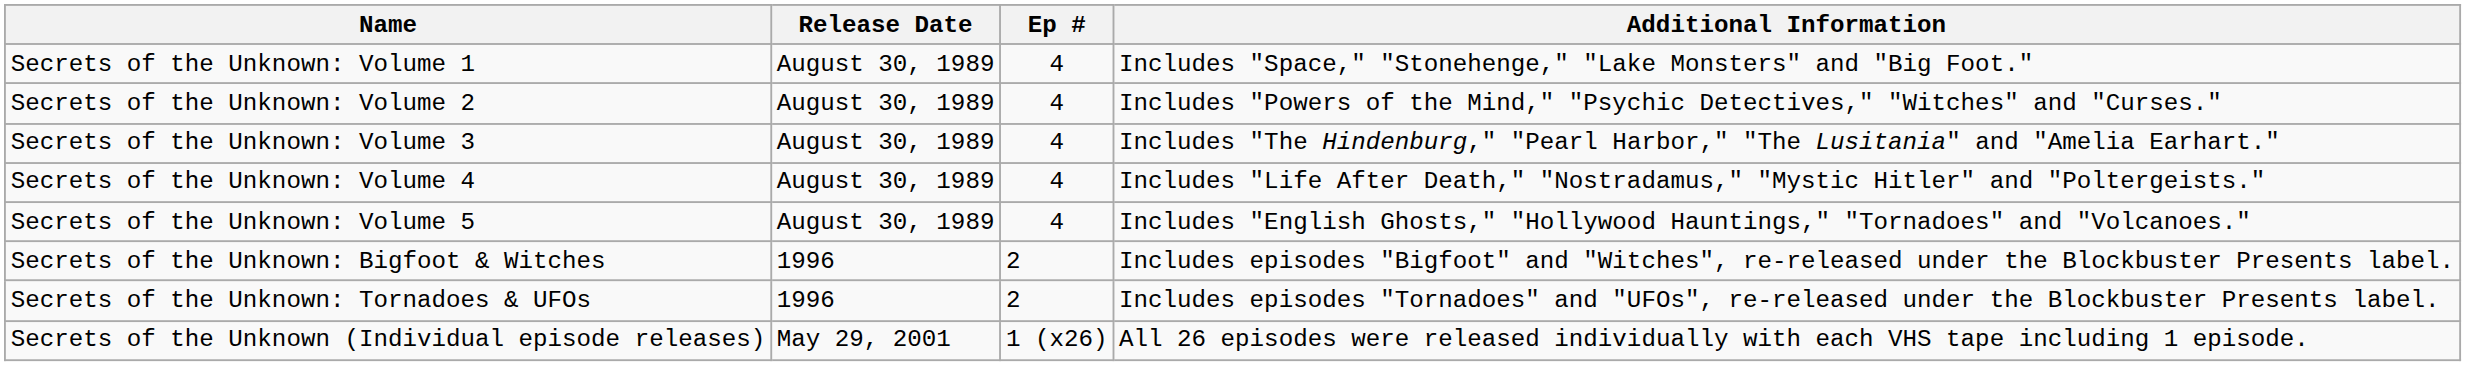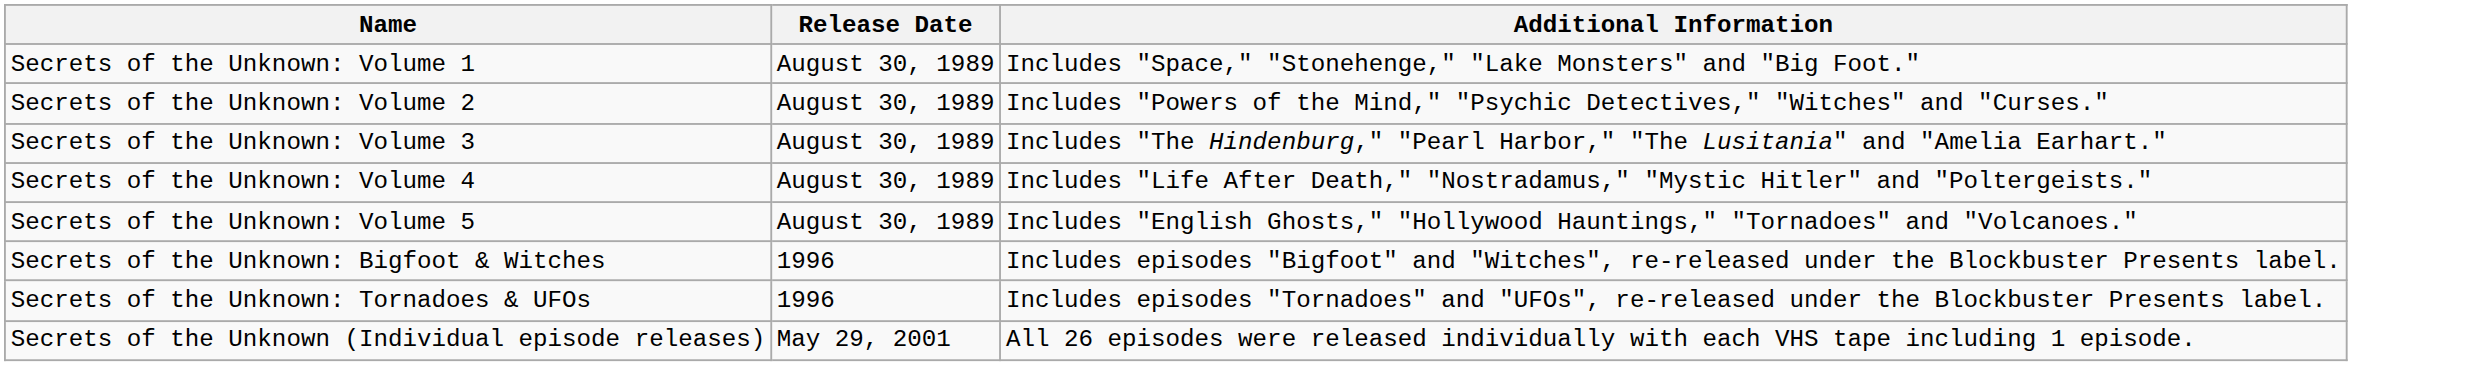- column: (1057, 25)
